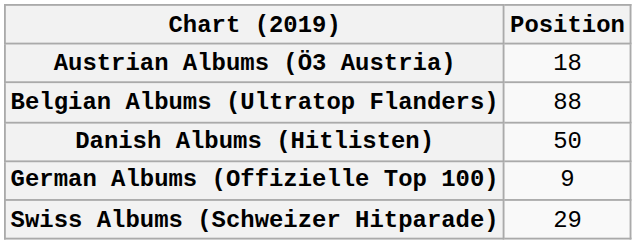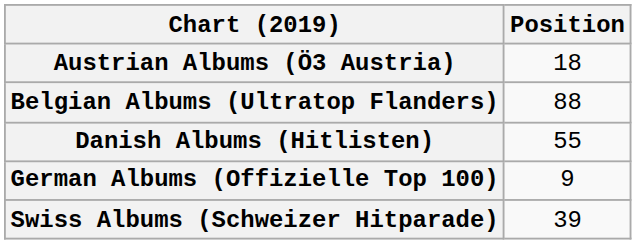(567, 141) 50 -> (567, 141) 55
(567, 219) 29 -> (567, 219) 39
